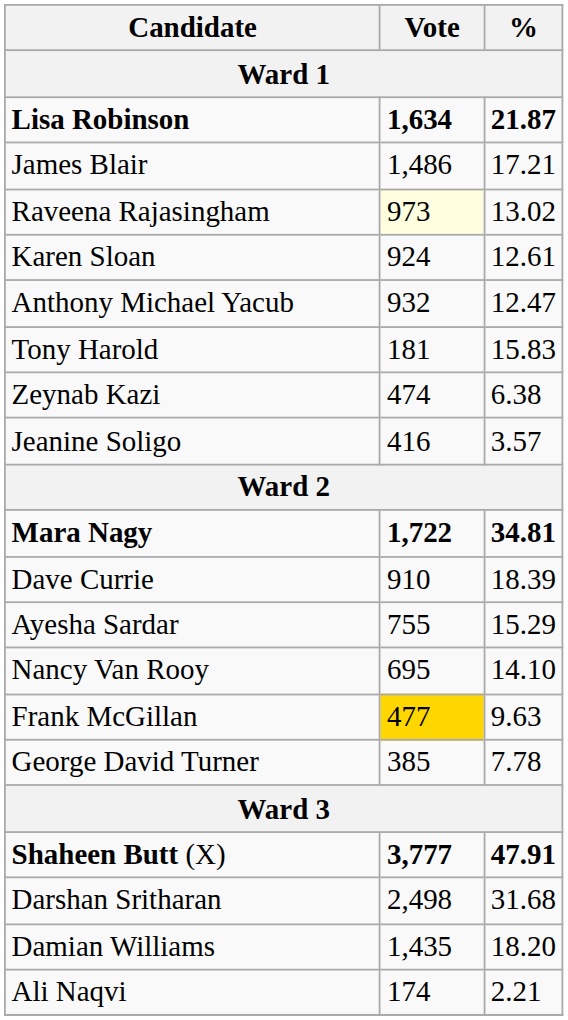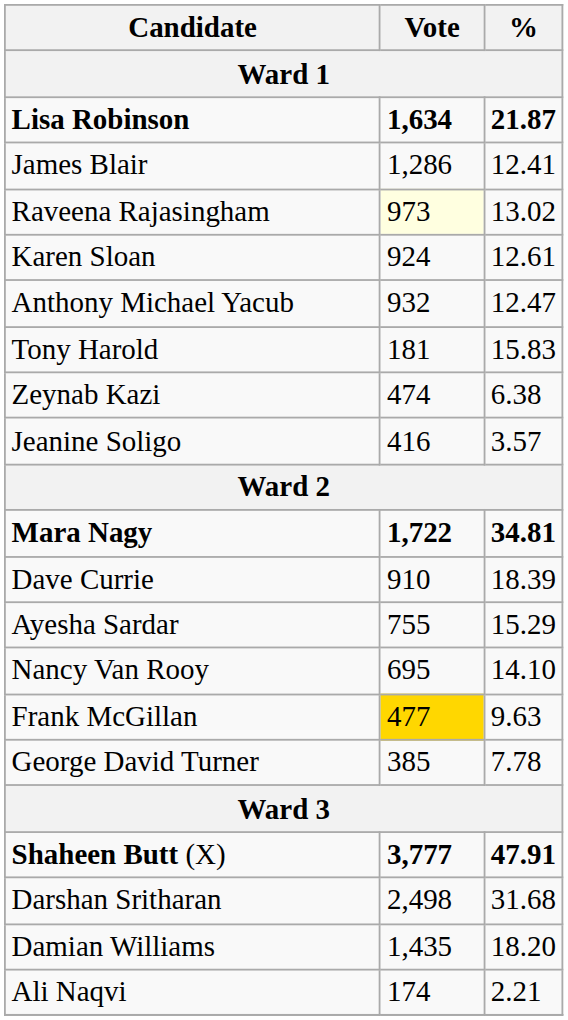(420, 165) 1,486 -> (420, 165) 1,286
(523, 165) 17.21 -> (523, 165) 12.41
